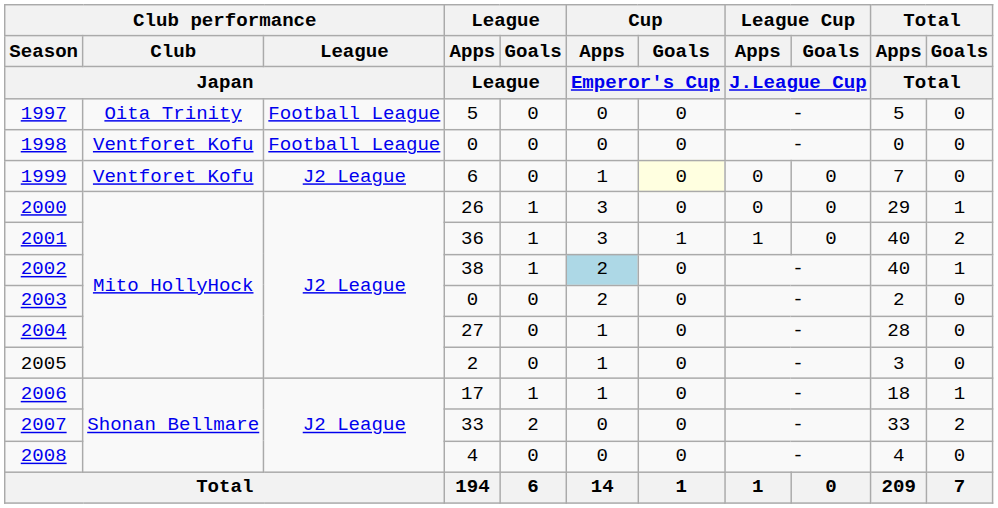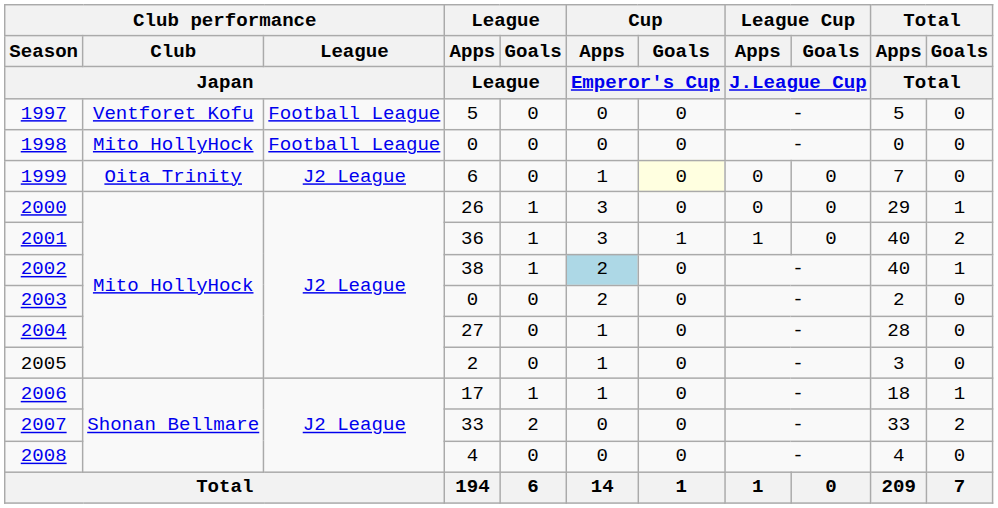(173, 114) Oita Trinity -> (173, 114) Ventforet Kofu
(173, 145) Ventforet Kofu -> (173, 145) Mito HollyHock
(173, 176) Ventforet Kofu -> (173, 176) Oita Trinity
